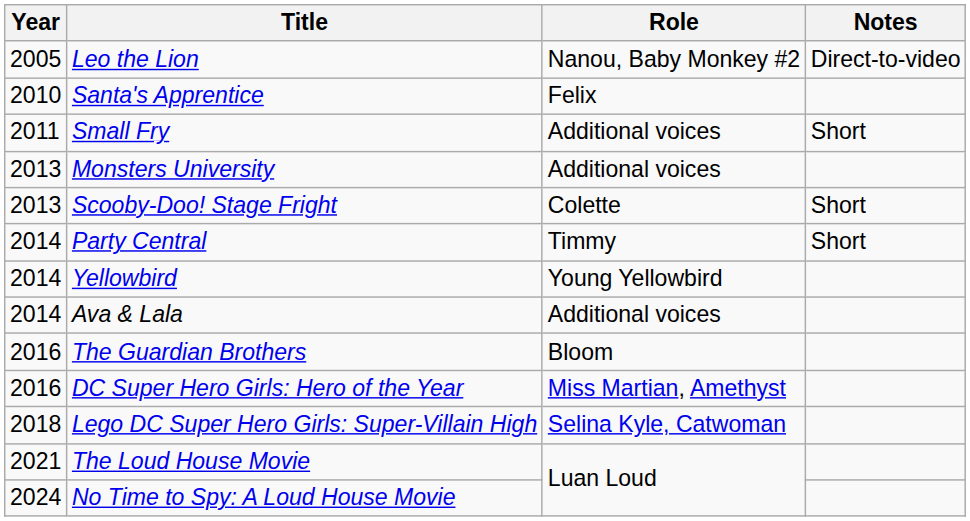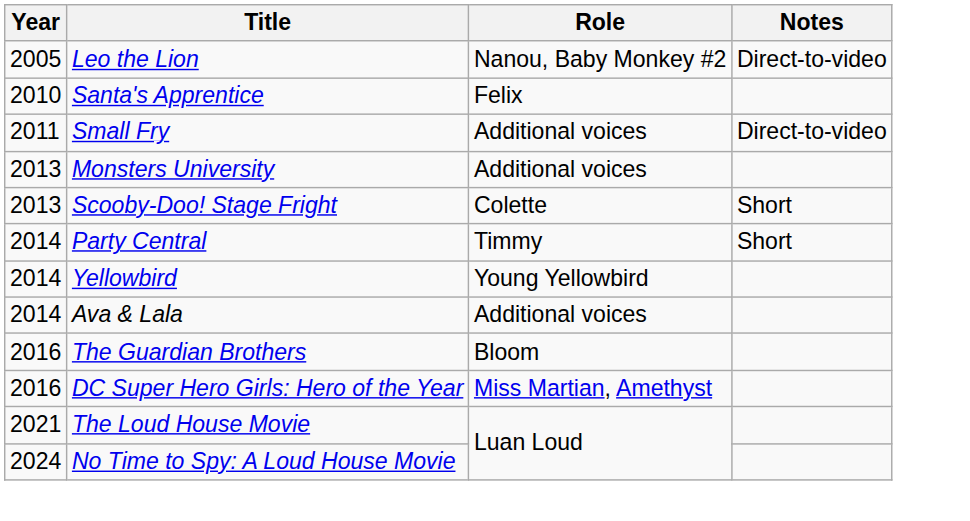(838, 132) Short -> (812, 132) Direct-to-video
- row: (305, 424)
